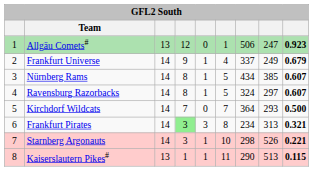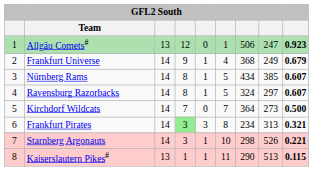(247, 61) 337 -> (247, 61) 368
(271, 109) 293 -> (271, 109) 273
